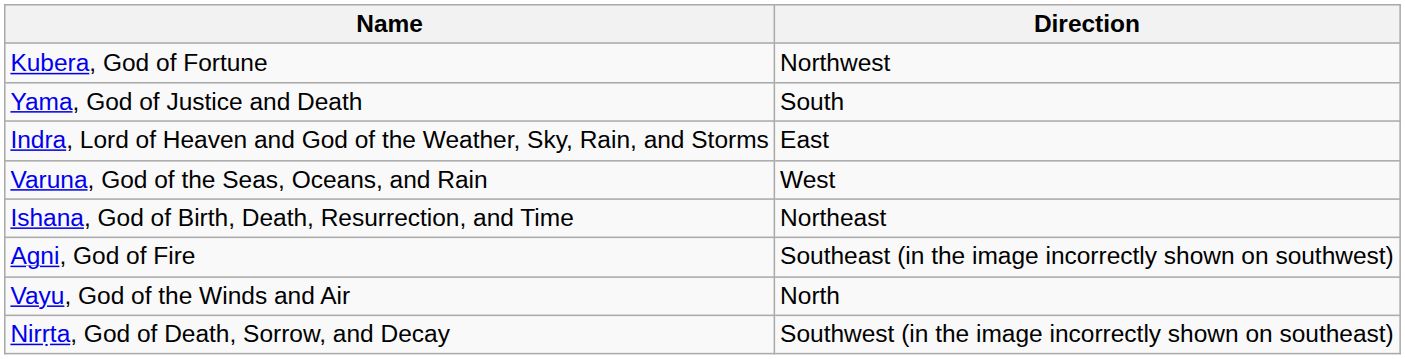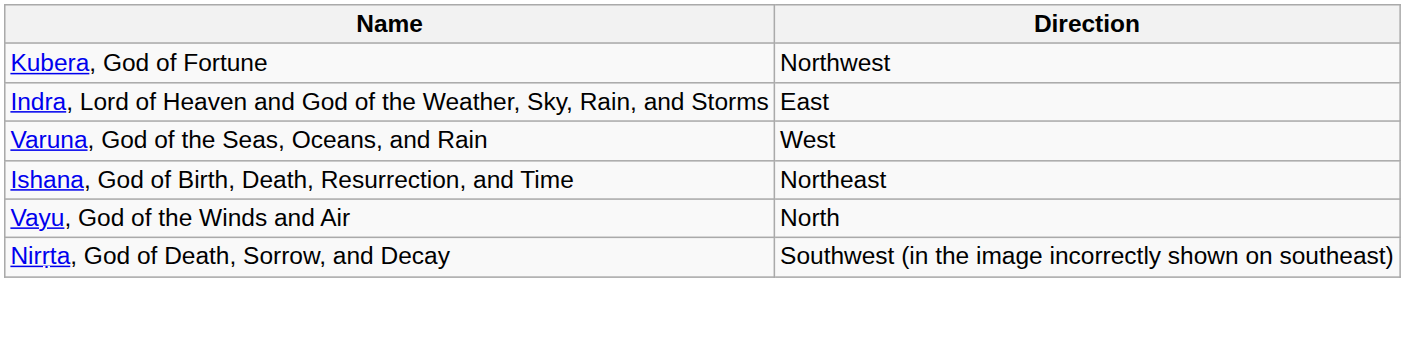- row: (186, 101)
- row: (103, 256)
